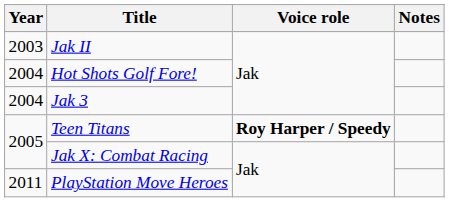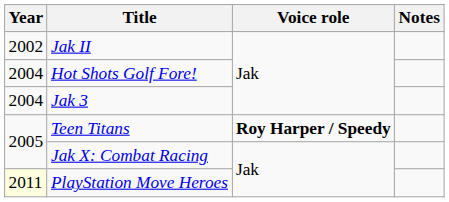(26, 45) 2003 -> (26, 45) 2002
(25, 182) no background -> (25, 182) lightyellow background
